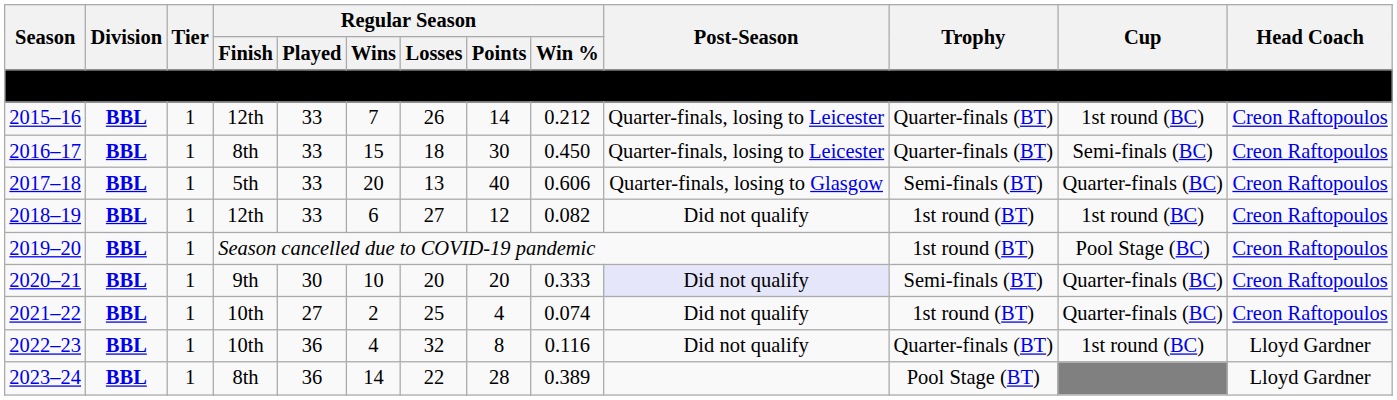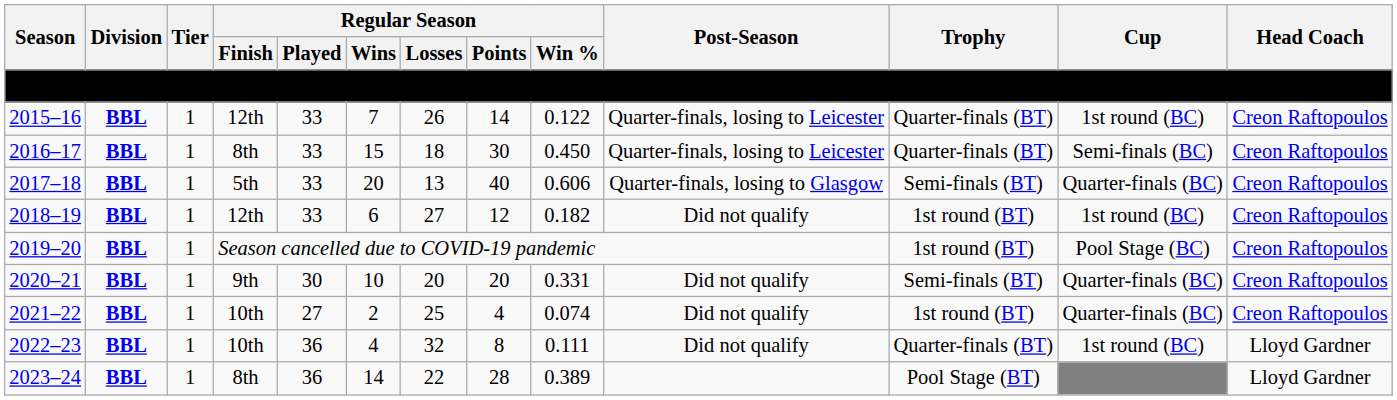(567, 118) 0.212 -> (567, 118) 0.122
(567, 215) 0.082 -> (567, 215) 0.182
(567, 280) 0.333 -> (567, 280) 0.331
(746, 280) lavender background -> (746, 280) no background
(567, 345) 0.116 -> (567, 345) 0.111
